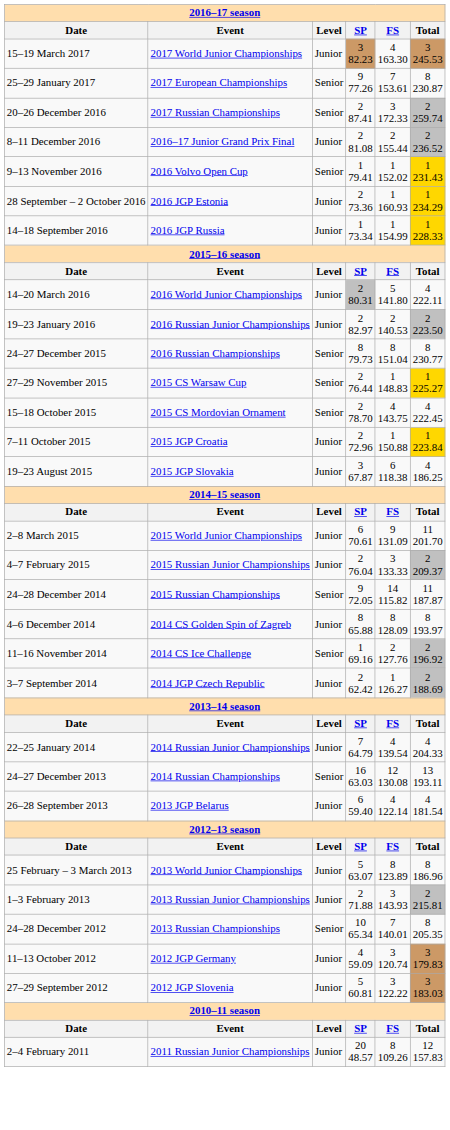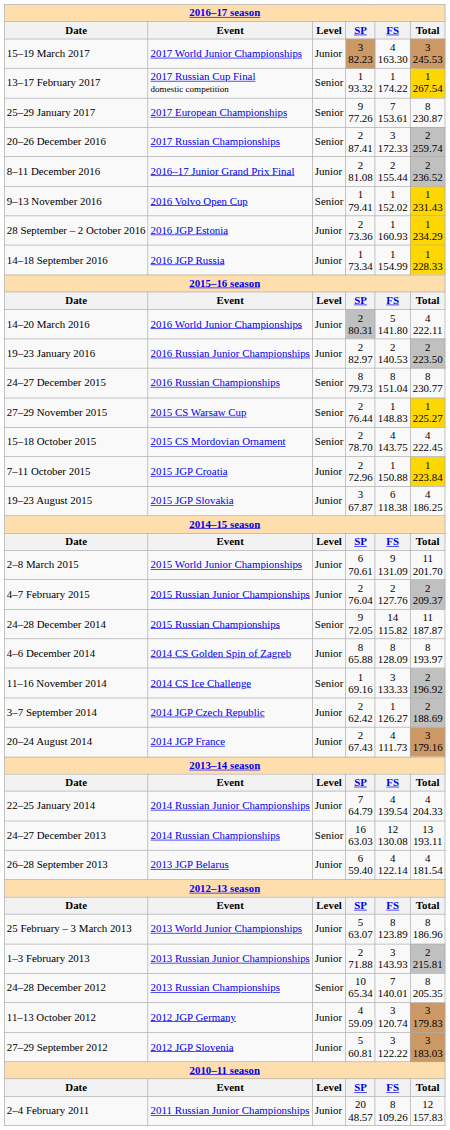+ row: (54, 83)
(393, 565) 3 133.33 -> (393, 594) 2 127.76
(393, 653) 2 127.76 -> (393, 683) 3 133.33
+ row: (49, 742)
